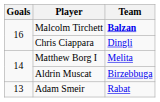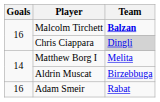(120, 43) no background -> (120, 43) lightgrey background
(18, 89) 13 -> (18, 89) 16
